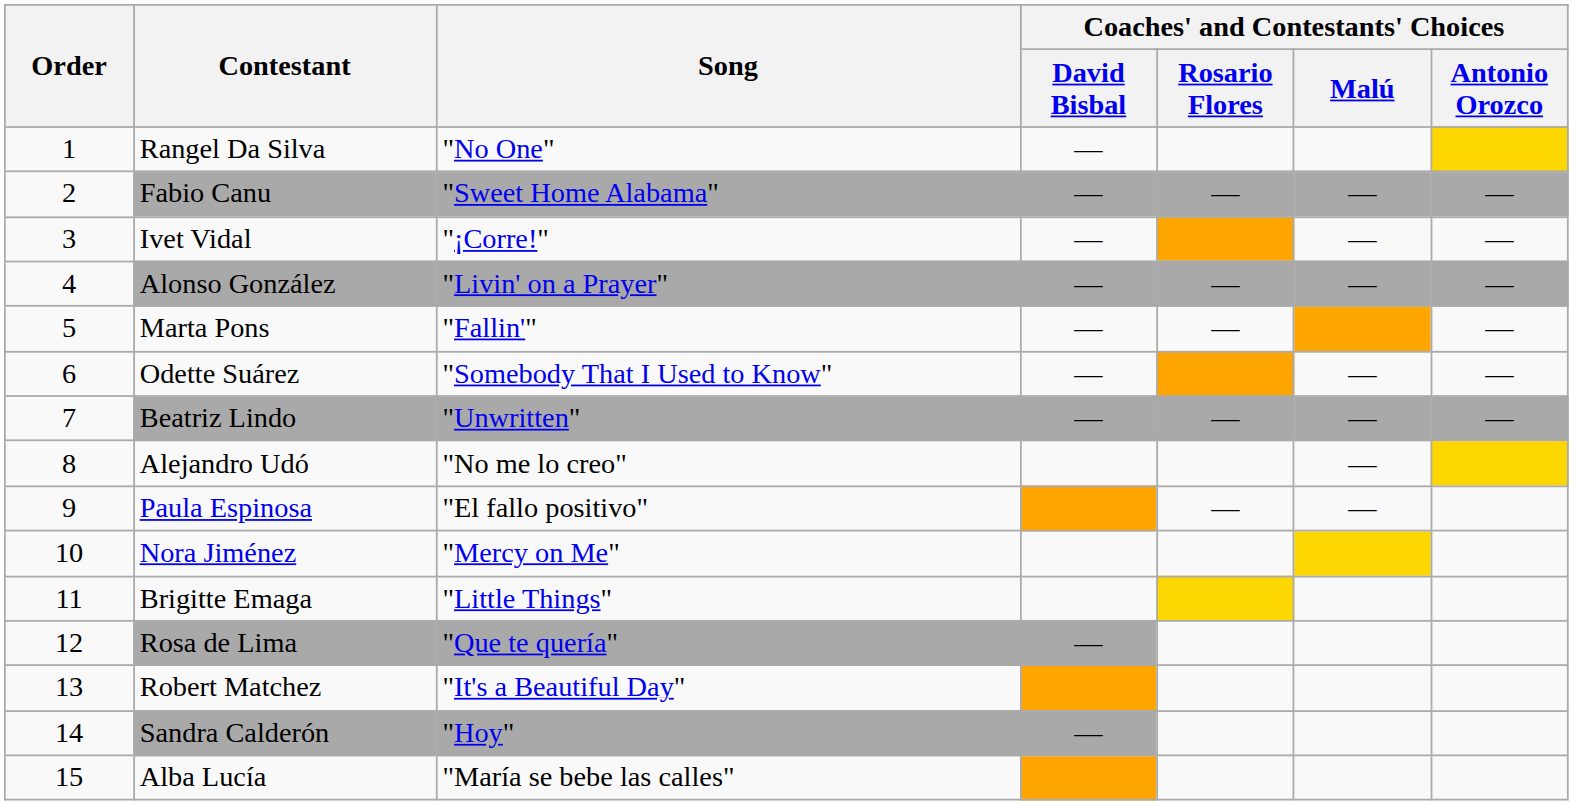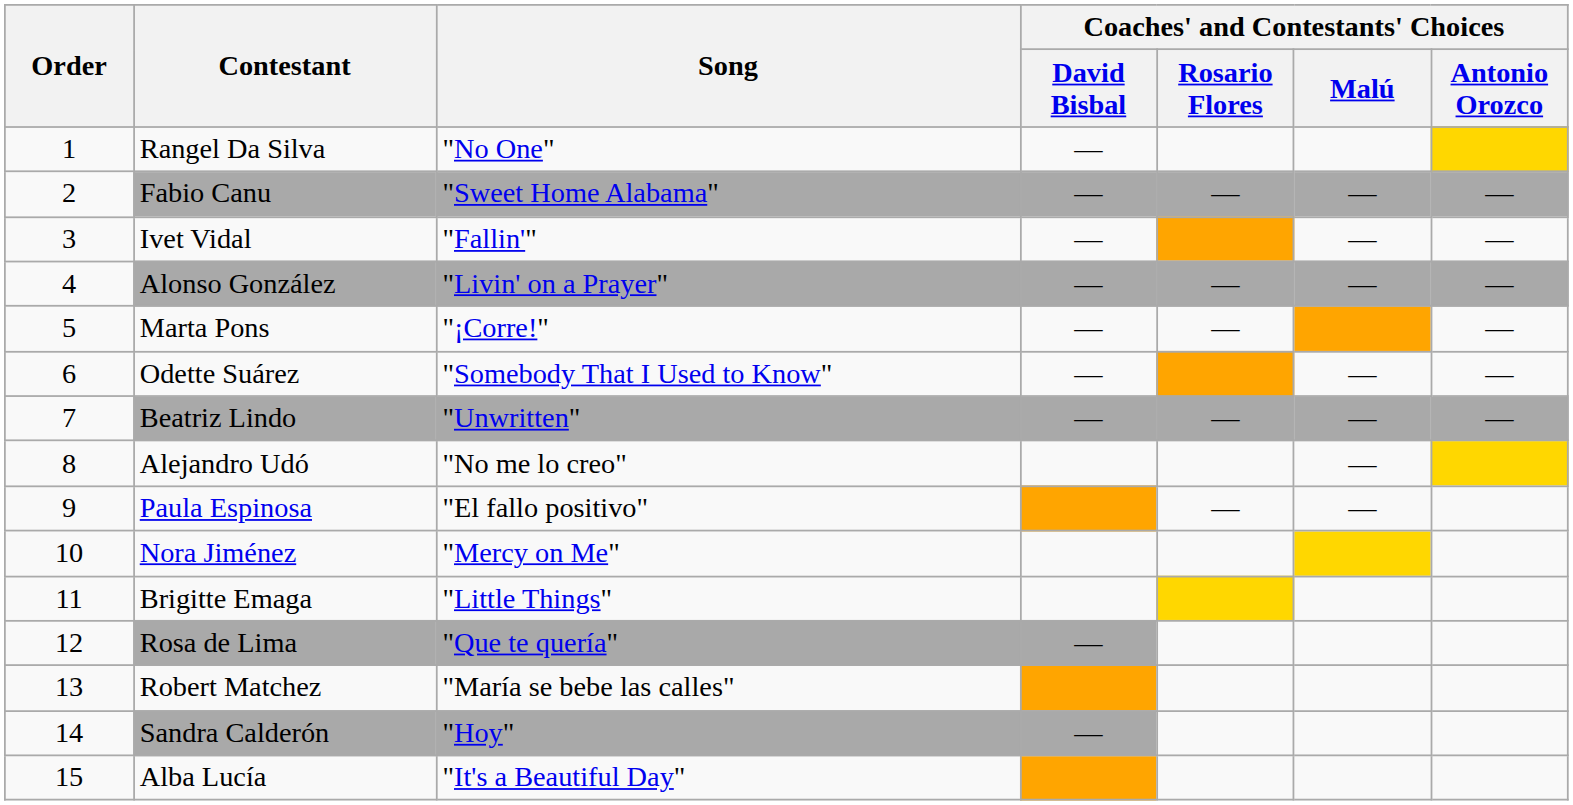(496, 238) "¡Corre!" -> (490, 238) "Fallin'"
(490, 328) "Fallin'" -> (496, 328) "¡Corre!"
(564, 687) "It's a Beautiful Day" -> (588, 687) "María se bebe las calles"
(588, 777) "María se bebe las calles" -> (564, 777) "It's a Beautiful Day"
